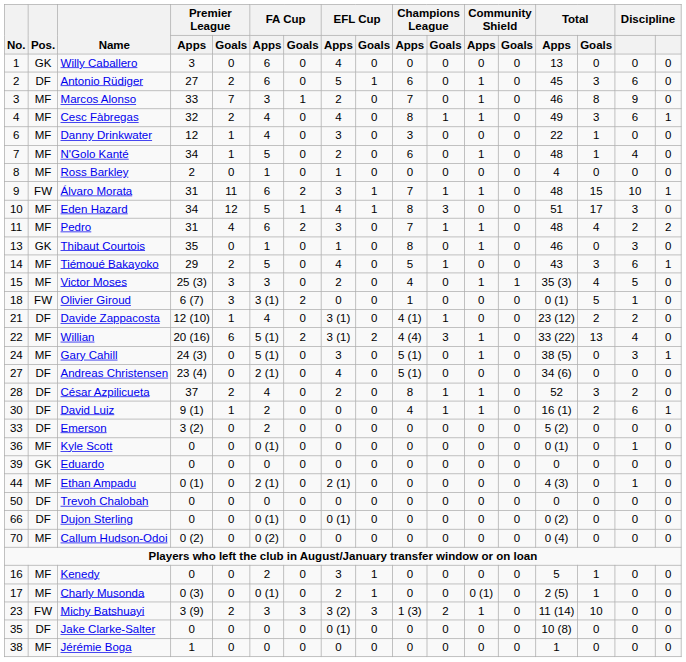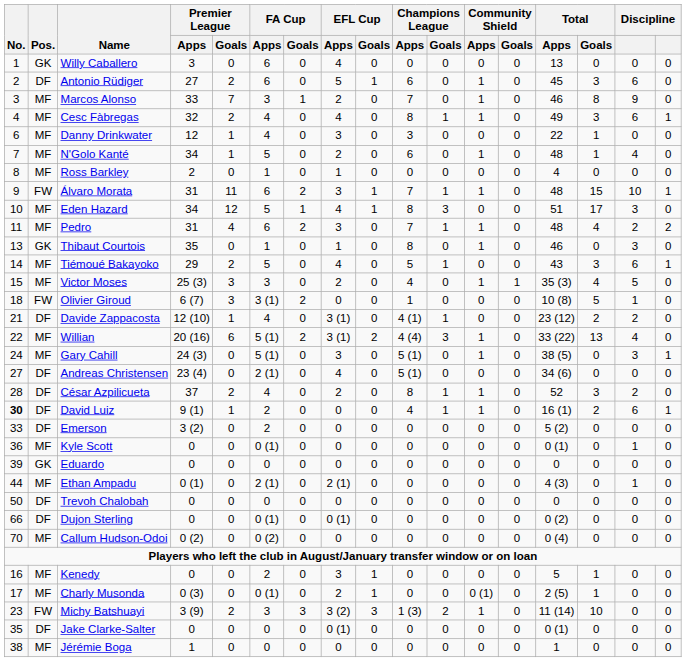(557, 300) 0 (1) -> (557, 300) 10 (8)
(16, 410) normal -> (16, 410) bold
(557, 629) 10 (8) -> (557, 629) 0 (1)
